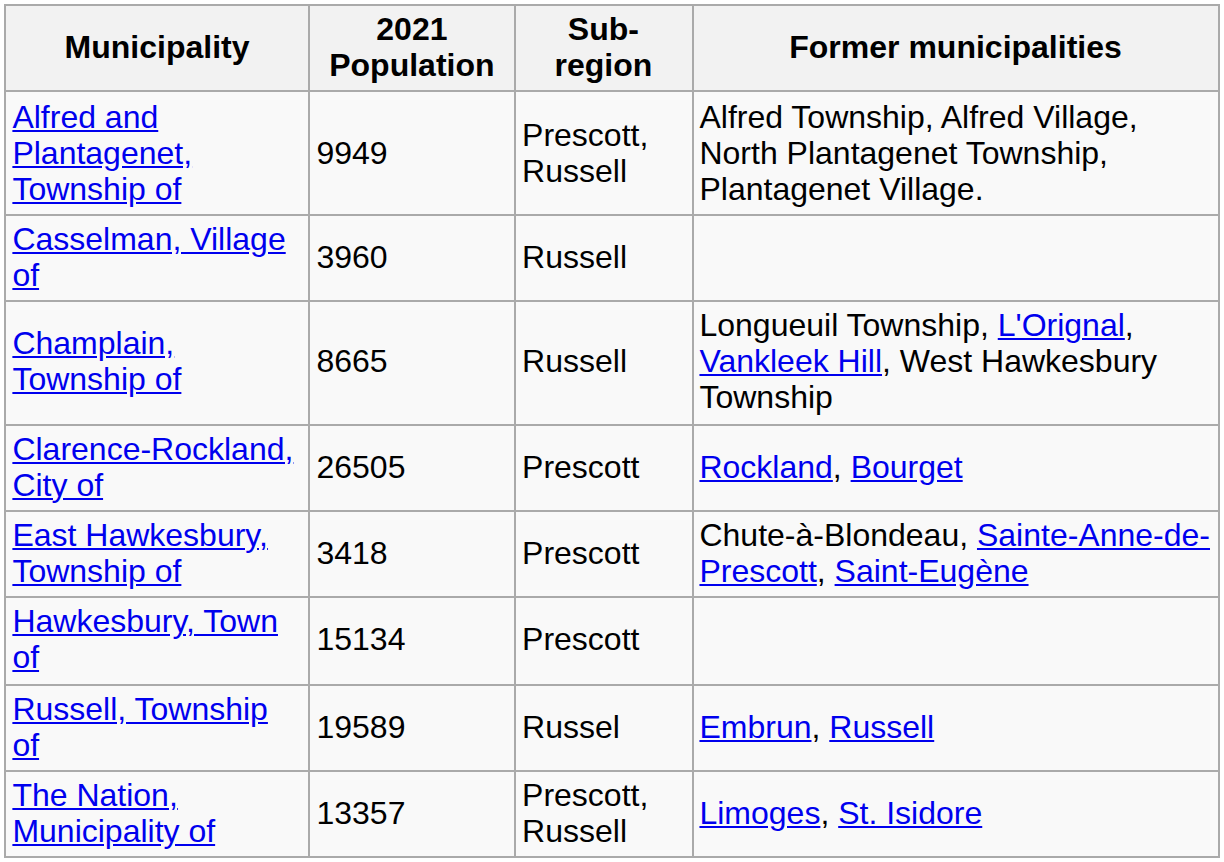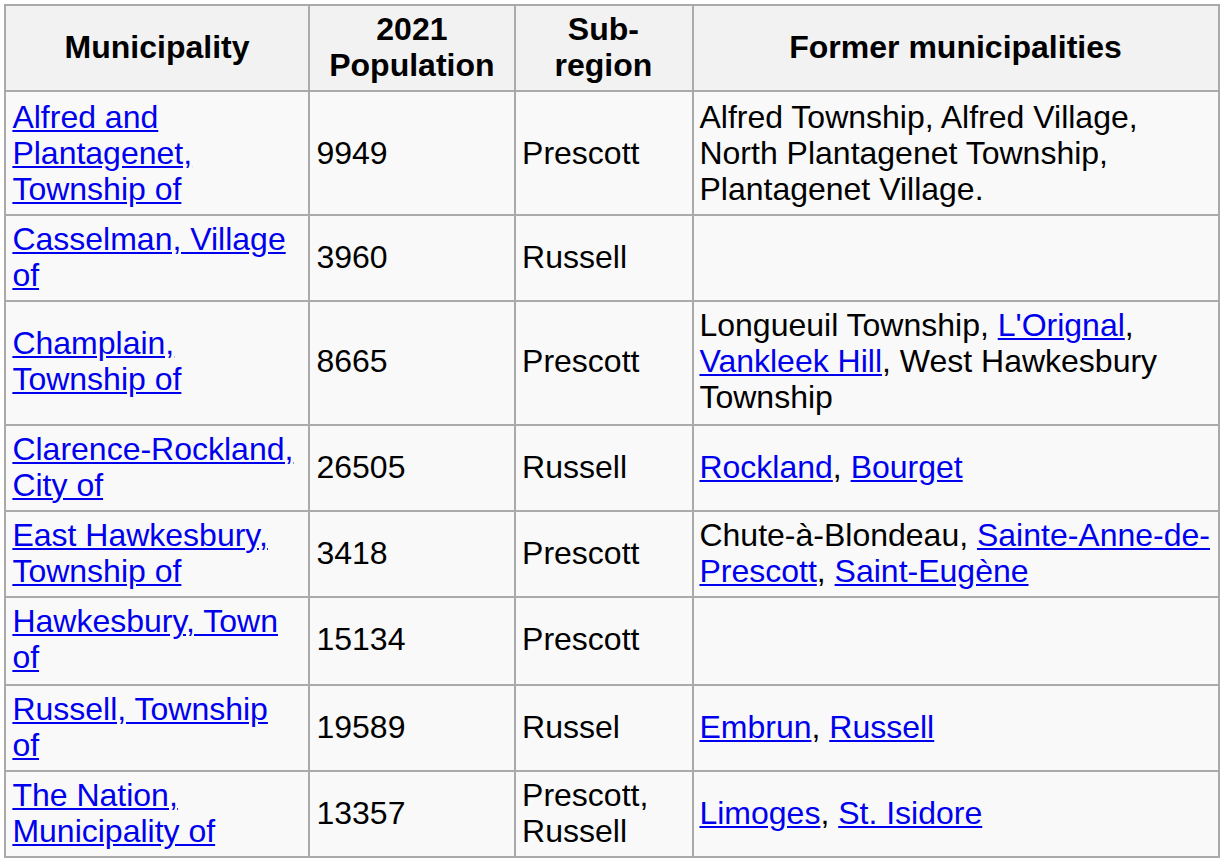(585, 152) Prescott, Russell -> (581, 152) Prescott
(575, 362) Russell -> (581, 362) Prescott
(581, 466) Prescott -> (575, 466) Russell
